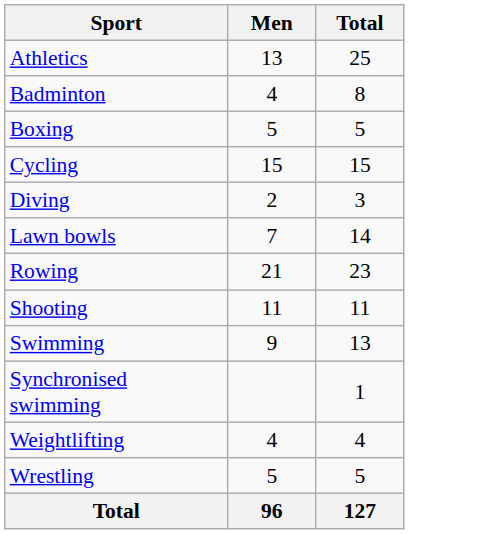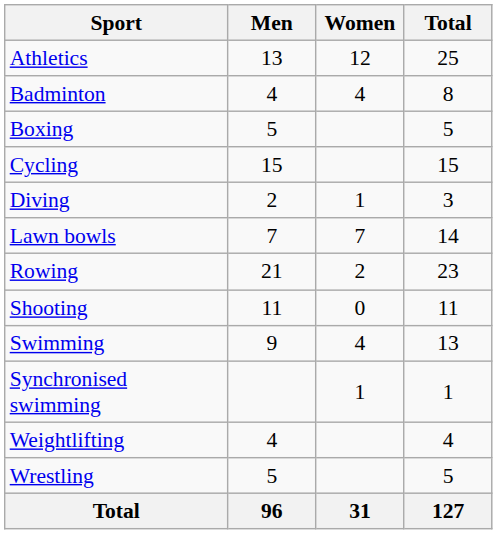+ column: (360, 22)
